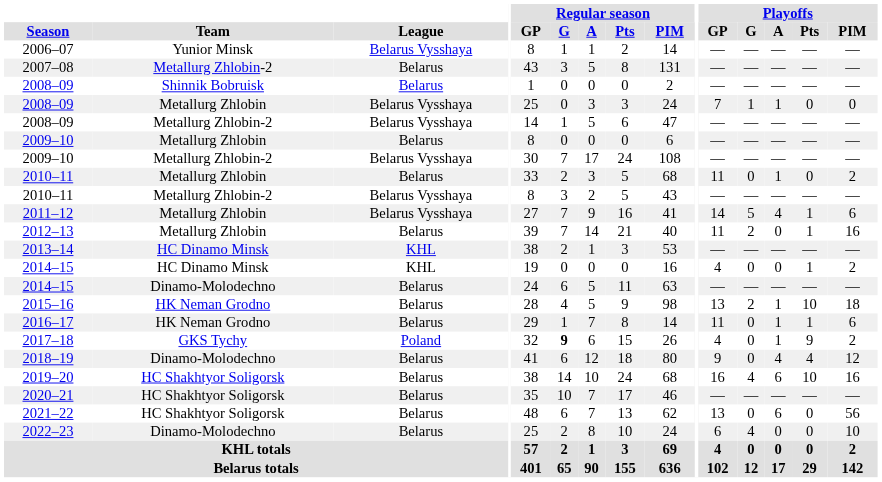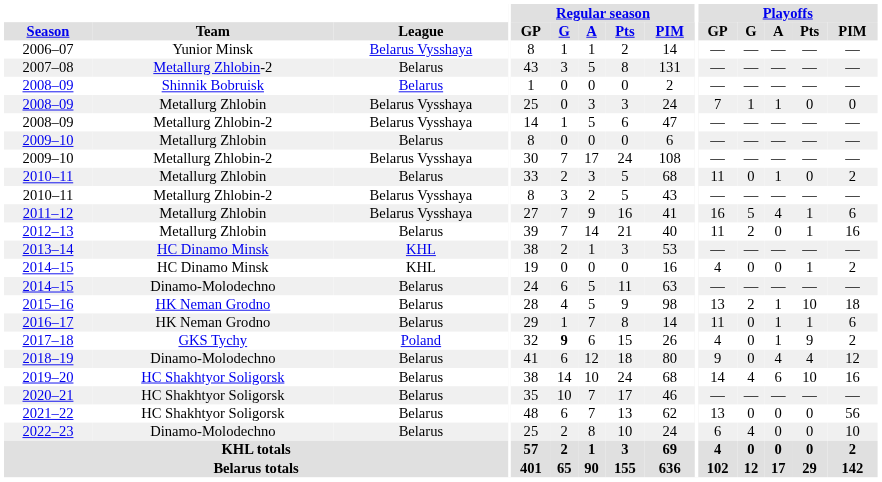(718, 213) 14 -> (718, 213) 16
(718, 377) 16 -> (718, 377) 14
(778, 413) 6 -> (778, 413) 0
